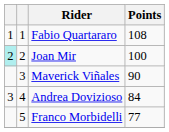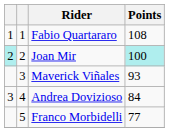(137, 56) no background -> (137, 56) paleturquoise background
(134, 76) 90 -> (134, 76) 93
